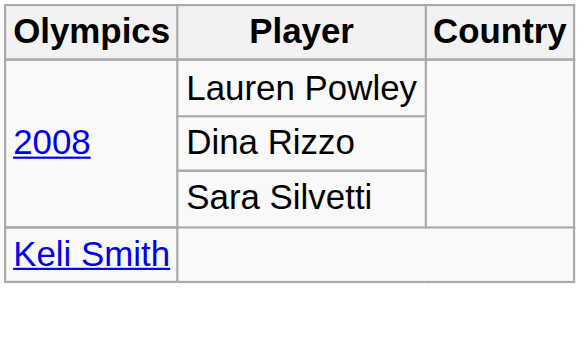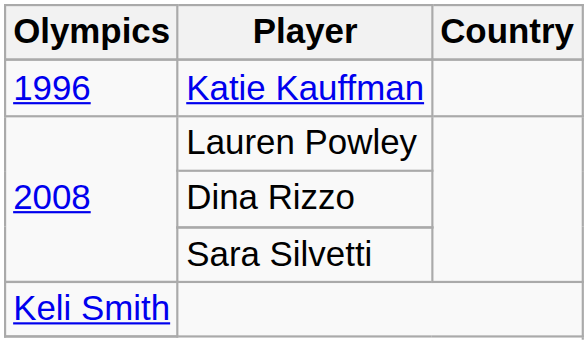+ row: (52, 87)
